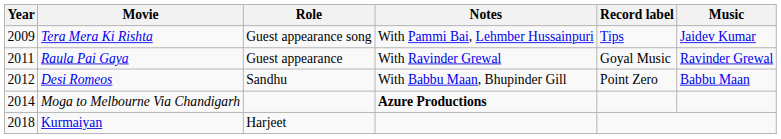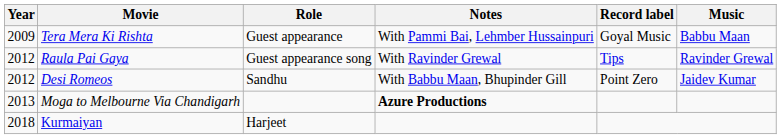(309, 36) Guest appearance song -> (294, 36) Guest appearance
(612, 36) Tips -> (635, 36) Goyal Music
(718, 36) Jaidev Kumar -> (715, 36) Babbu Maan
(21, 58) 2011 -> (21, 58) 2012
(294, 58) Guest appearance -> (309, 58) Guest appearance song
(635, 58) Goyal Music -> (612, 58) Tips
(715, 79) Babbu Maan -> (718, 79) Jaidev Kumar
(21, 101) 2014 -> (21, 101) 2013
